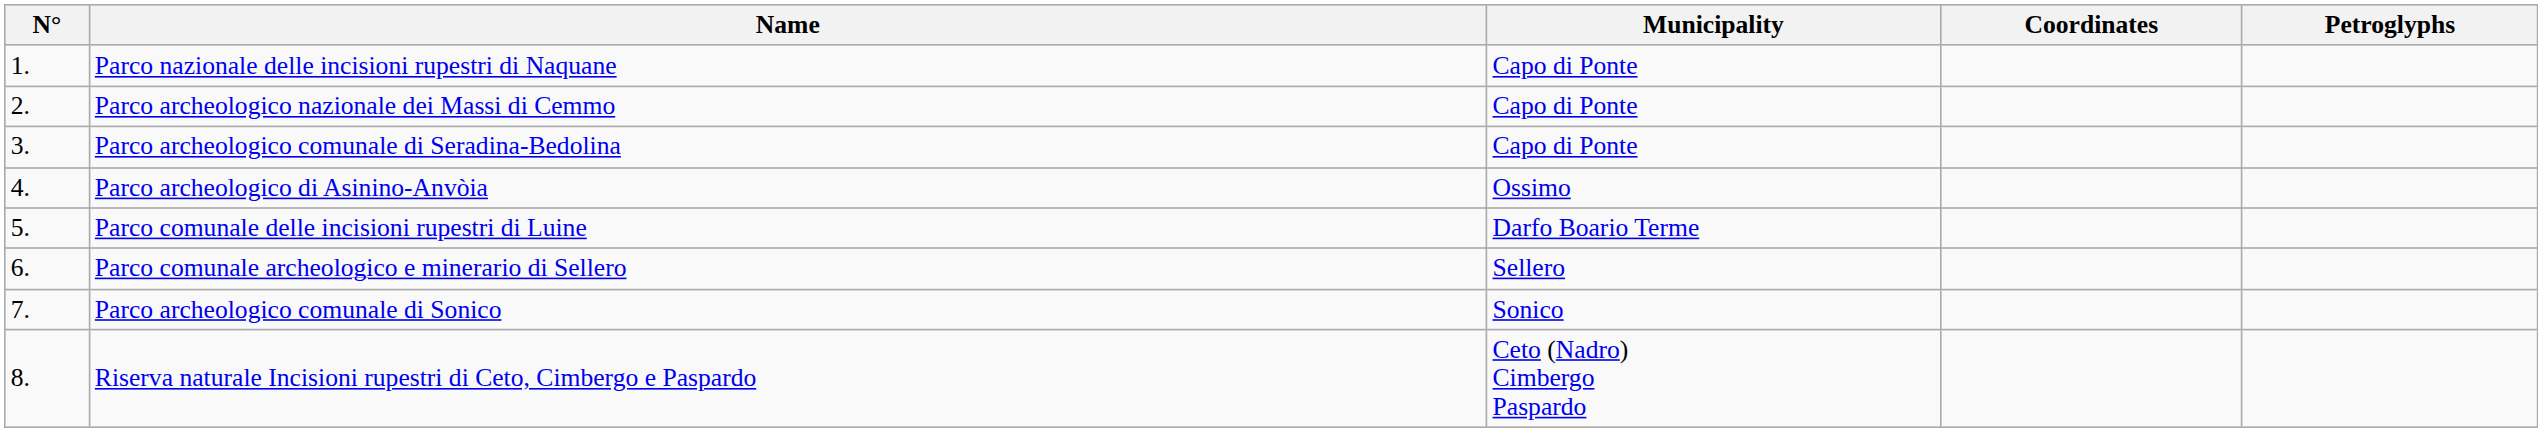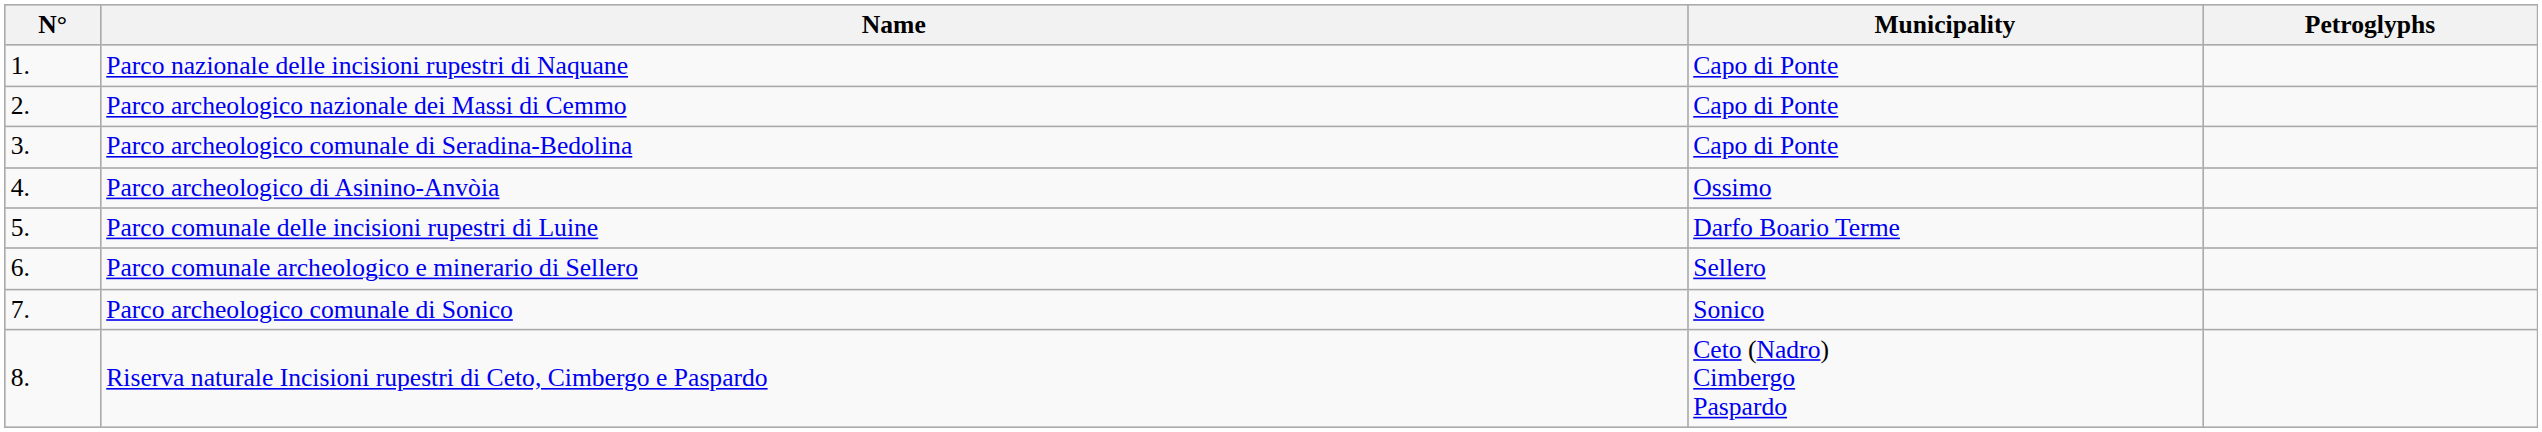- column: (2091, 24)
